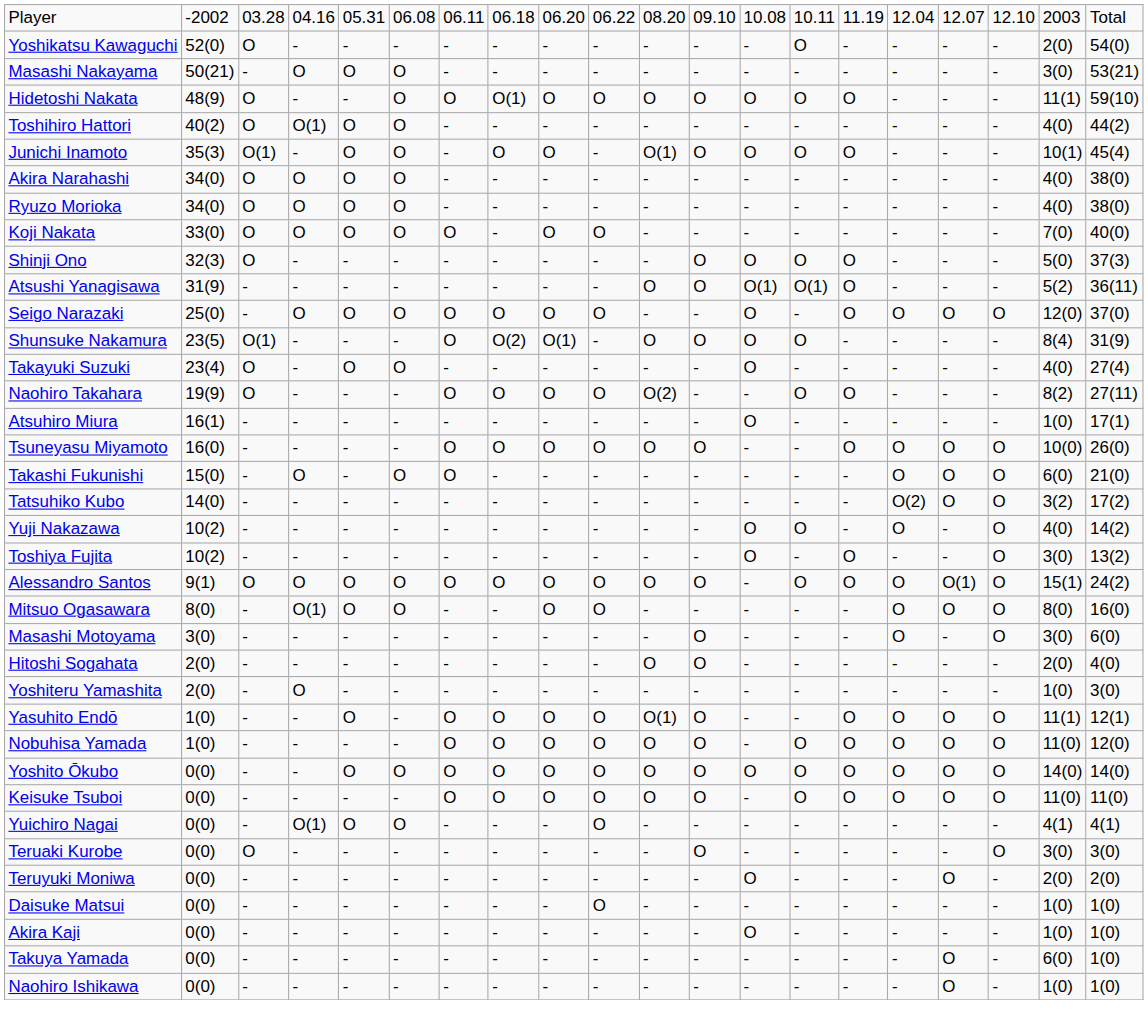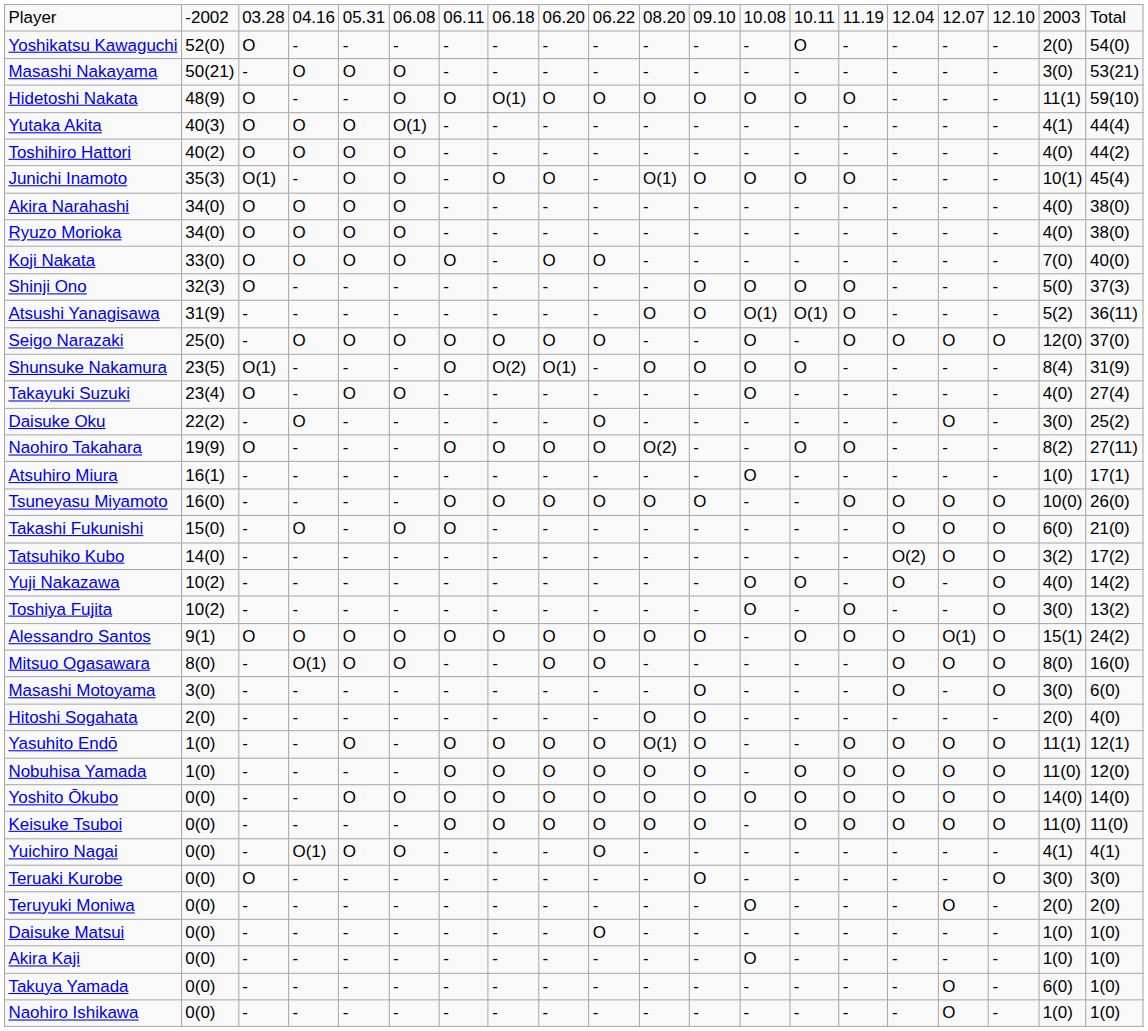+ row: (55, 125)
(309, 125) O(1) -> (299, 152) O
+ row: (57, 421)
- row: (85, 690)
